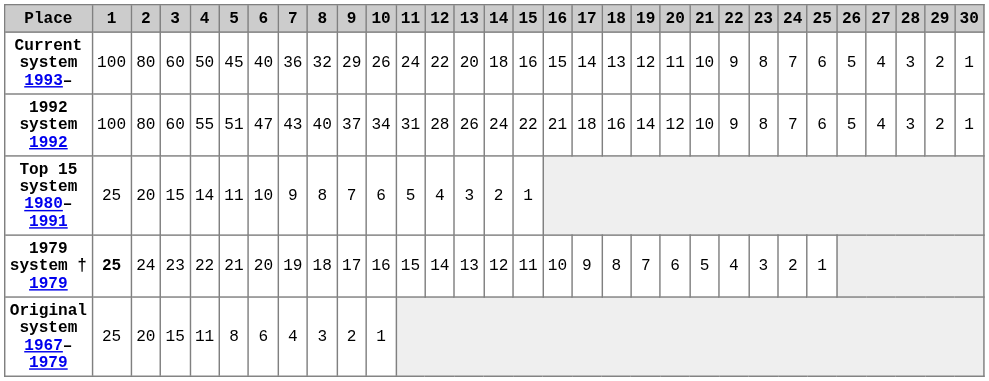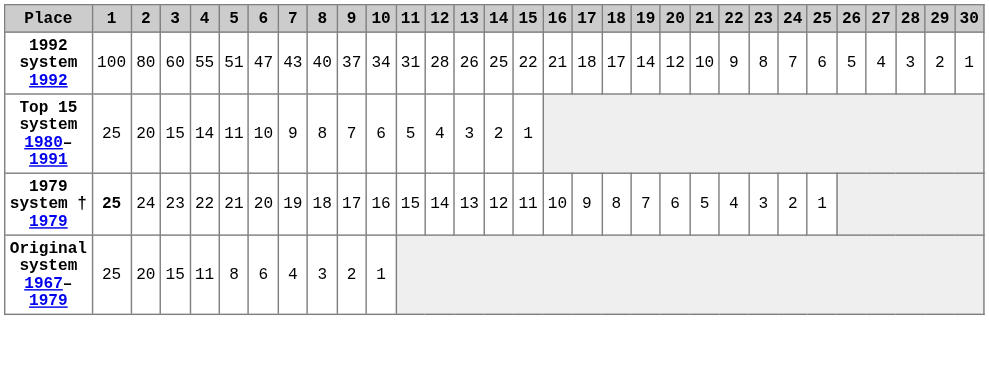- row: (48, 63)
(499, 125) 24 -> (499, 63) 25
(616, 125) 16 -> (616, 63) 17
